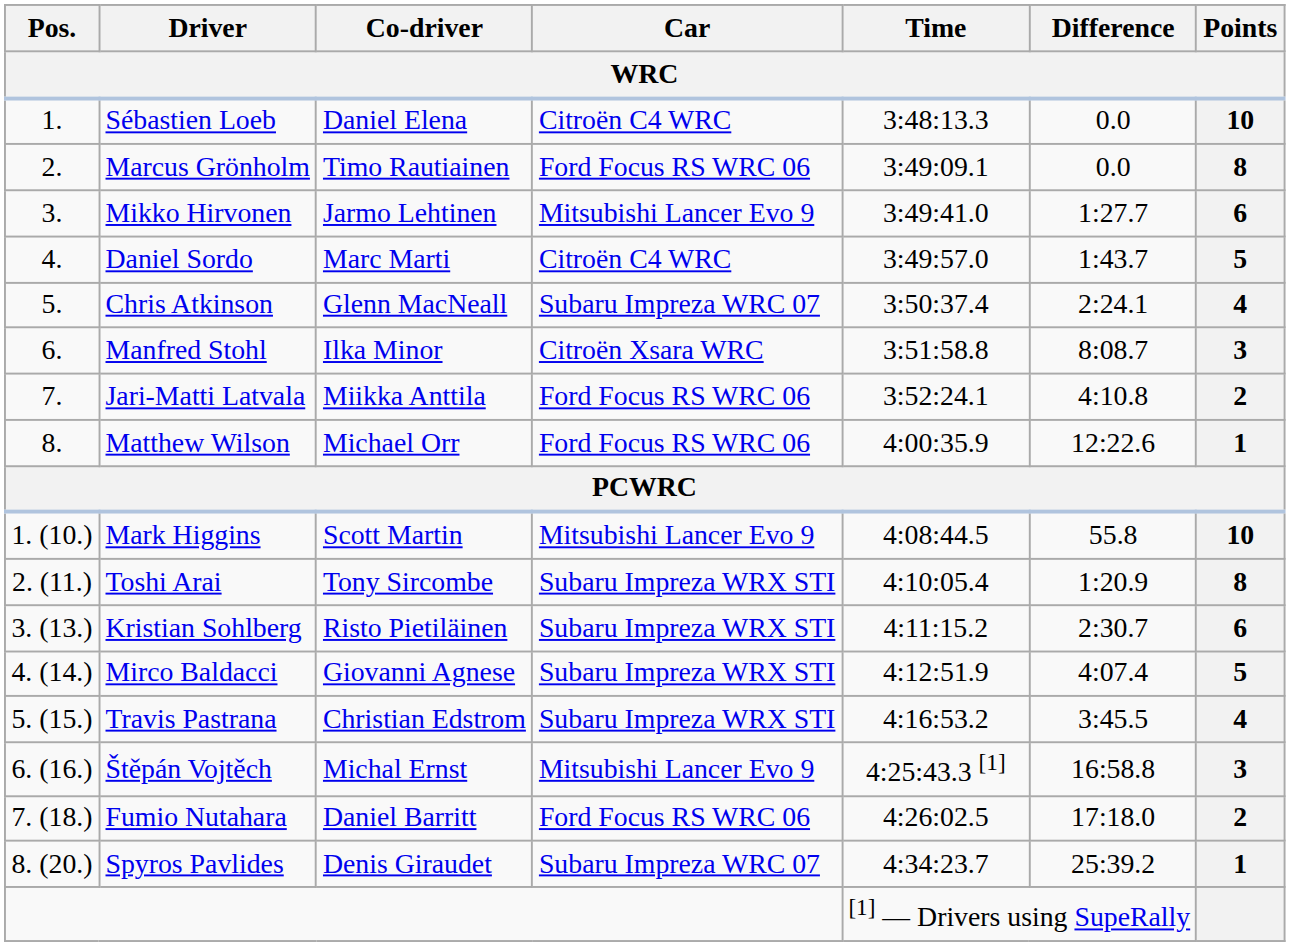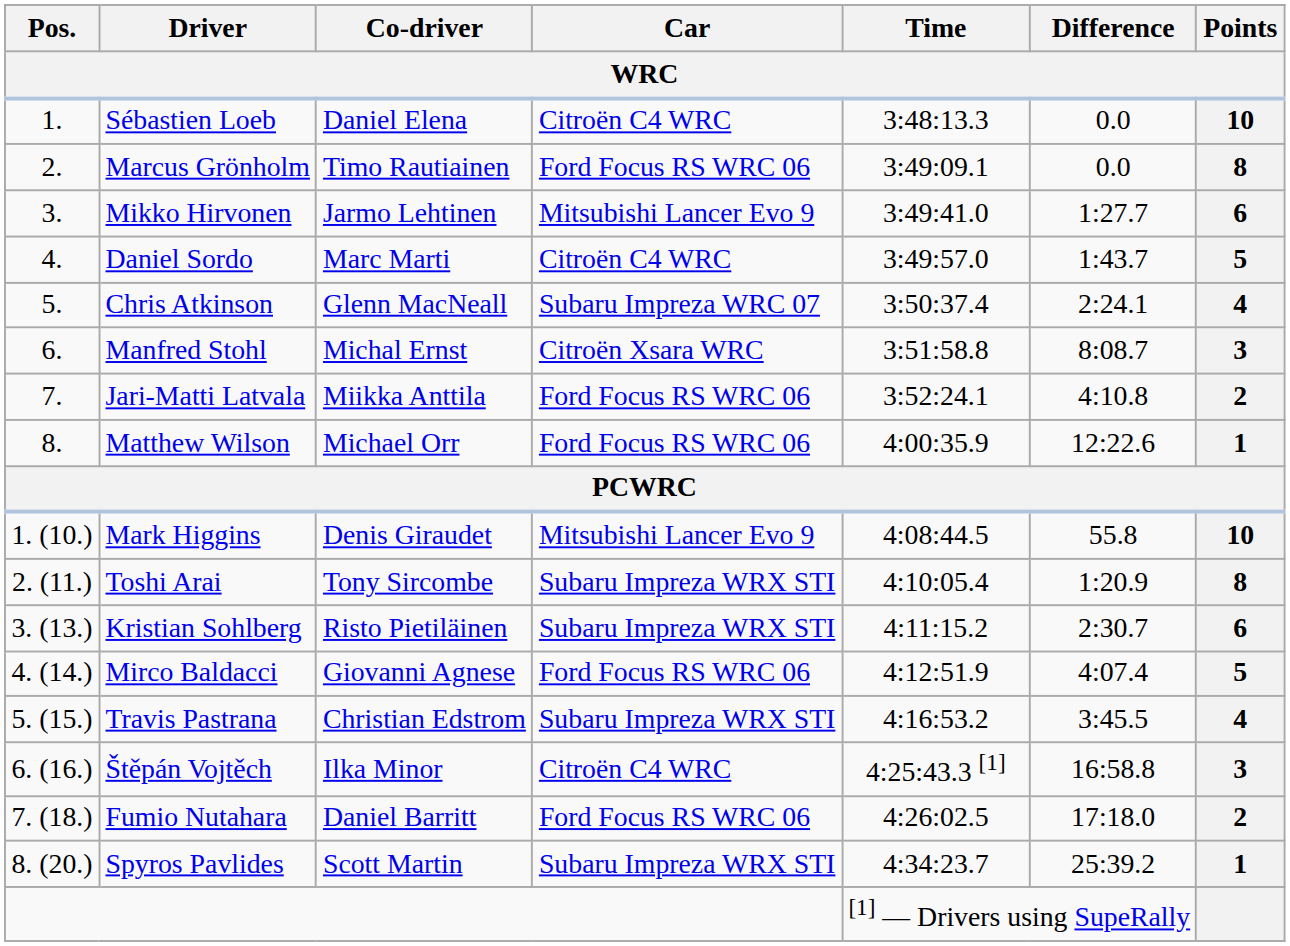(383, 350) Ilka Minor -> (395, 350) Michal Ernst
(393, 535) Scott Martin -> (407, 535) Denis Giraudet
(687, 673) Subaru Impreza WRX STI -> (674, 673) Ford Focus RS WRC 06
(395, 768) Michal Ernst -> (383, 768) Ilka Minor
(677, 768) Mitsubishi Lancer Evo 9 -> (635, 768) Citroën C4 WRC
(407, 864) Denis Giraudet -> (393, 864) Scott Martin
(679, 864) Subaru Impreza WRC 07 -> (687, 864) Subaru Impreza WRX STI
